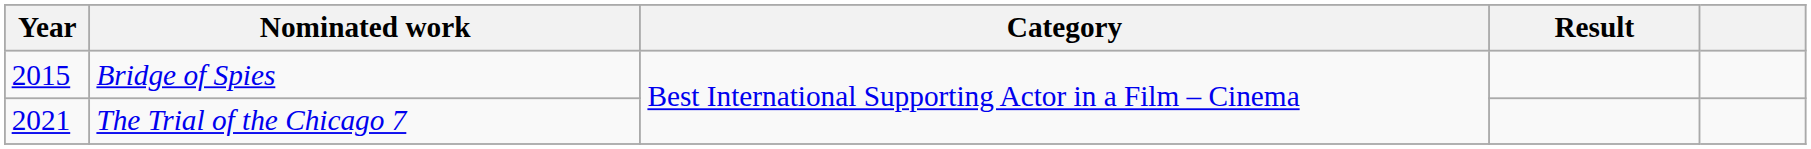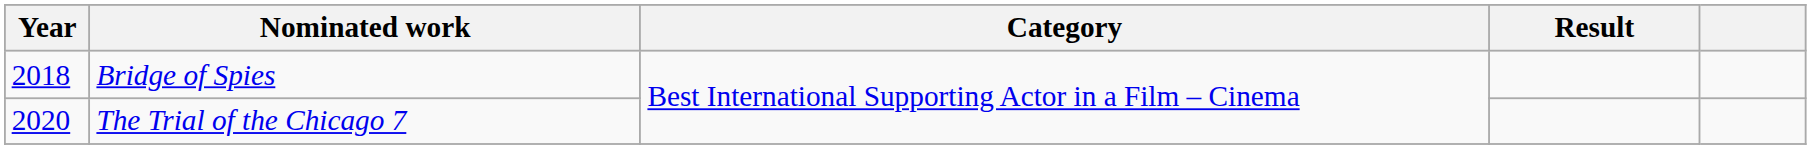(41, 74) 2015 -> (41, 74) 2018
(41, 120) 2021 -> (41, 120) 2020
